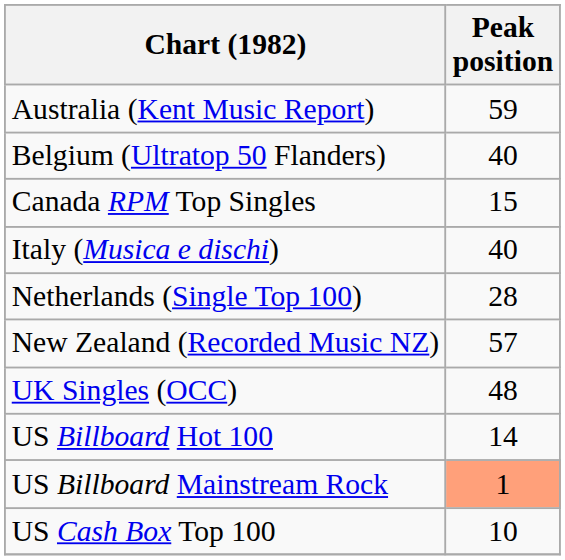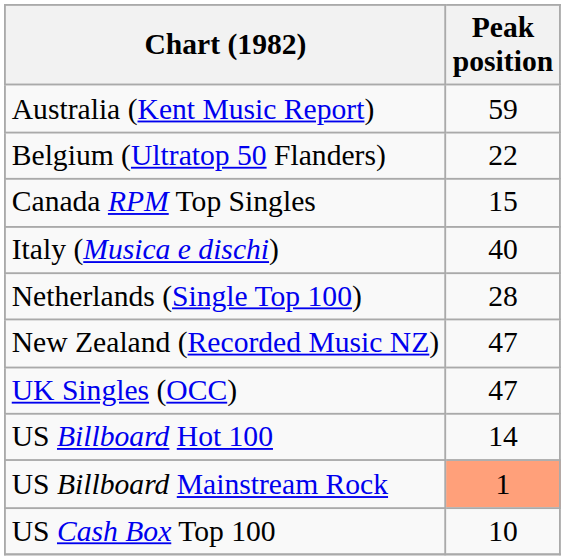(503, 155) 40 -> (503, 155) 22
(503, 342) 57 -> (503, 342) 47
(503, 389) 48 -> (503, 389) 47
